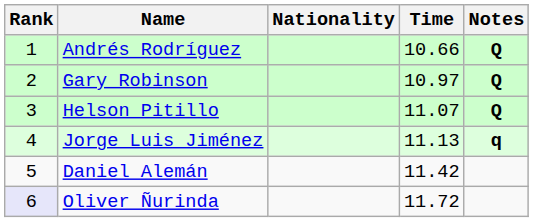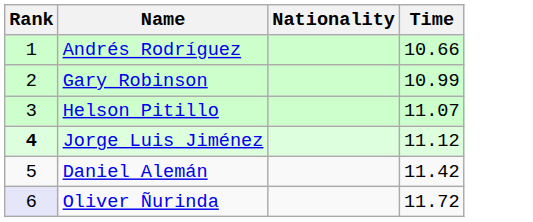- column: (496, 20)
(432, 80) 10.97 -> (432, 80) 10.99
(31, 141) normal -> (31, 141) bold
(432, 141) 11.13 -> (432, 141) 11.12
